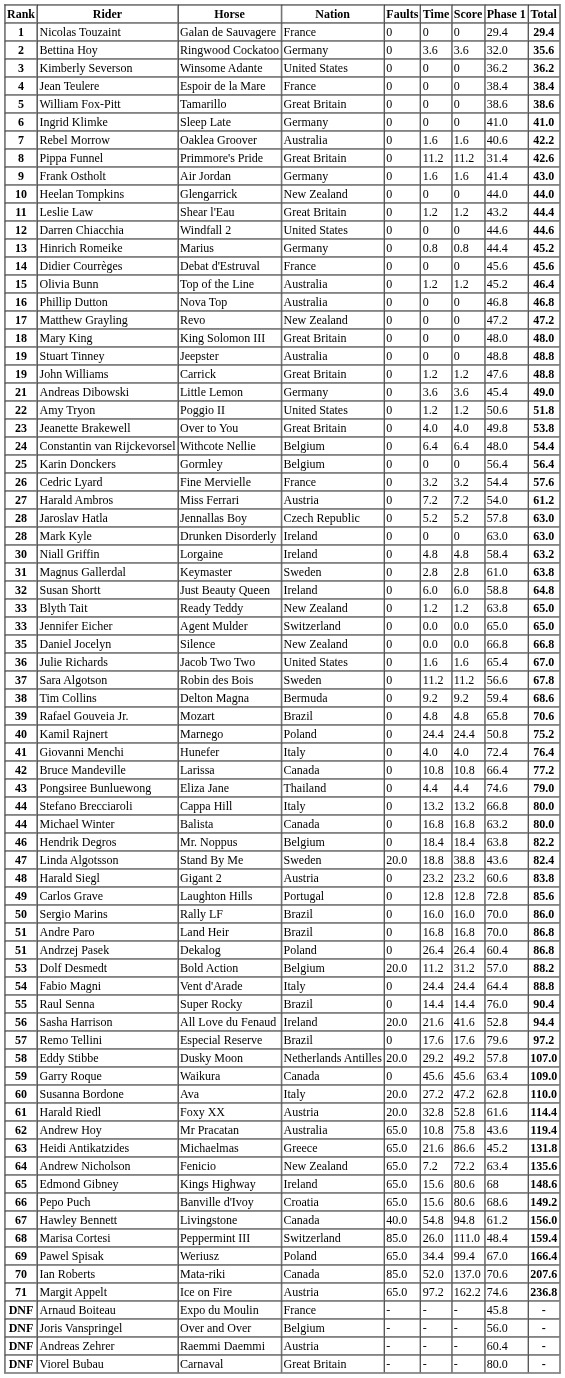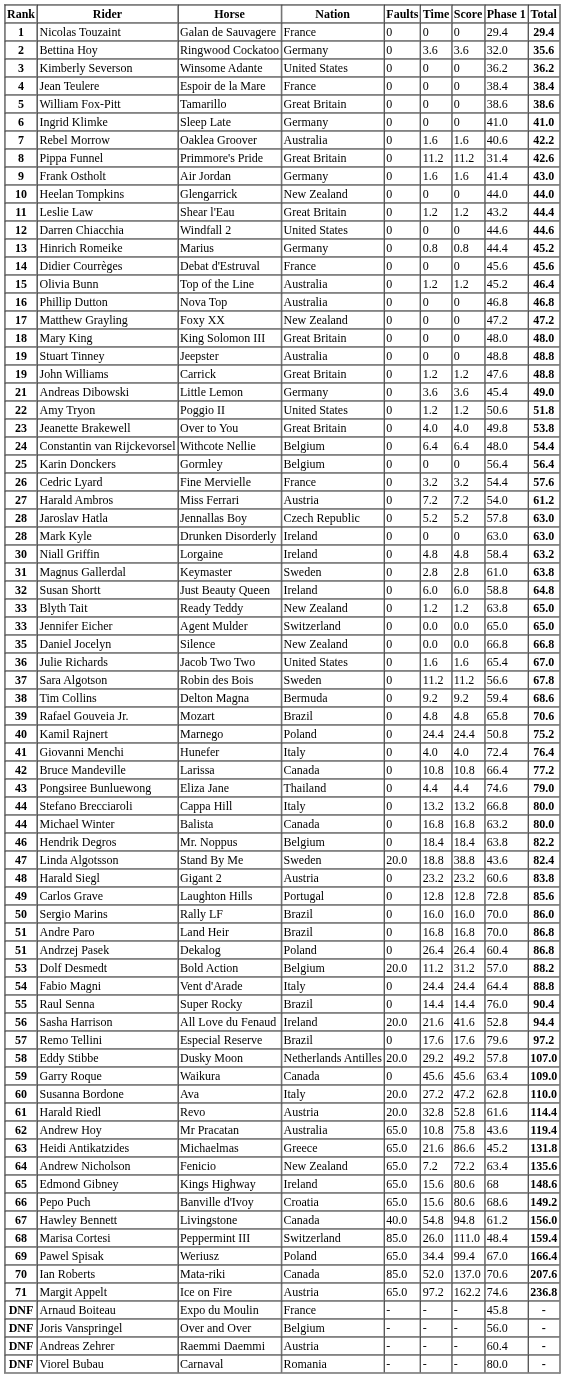(193, 319) Revo -> (203, 319) Foxy XX
(203, 1111) Foxy XX -> (193, 1111) Revo
(315, 1363) Great Britain -> (305, 1363) Romania
